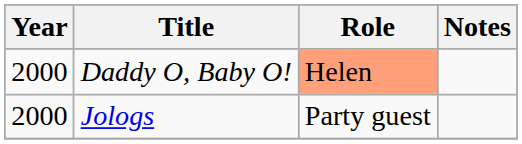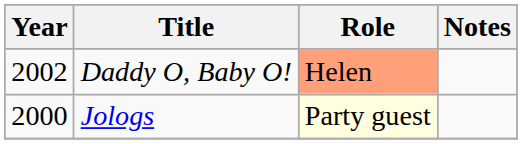(40, 71) 2000 -> (40, 71) 2002
(368, 116) no background -> (368, 116) lightyellow background
